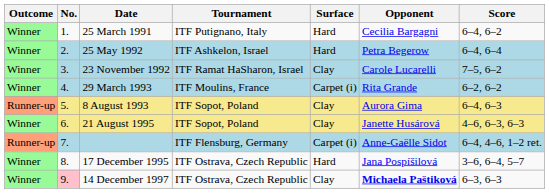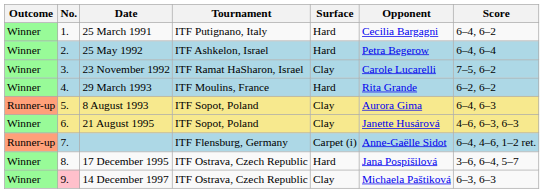(335, 86) Carpet (i) -> (324, 86) Hard
(409, 178) bold -> (407, 178) normal
